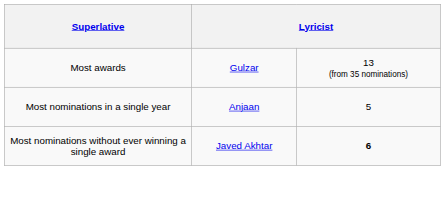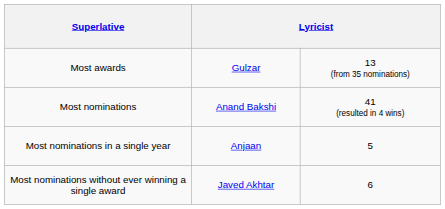+ row: (98, 106)
(368, 146) bold -> (370, 185) normal
